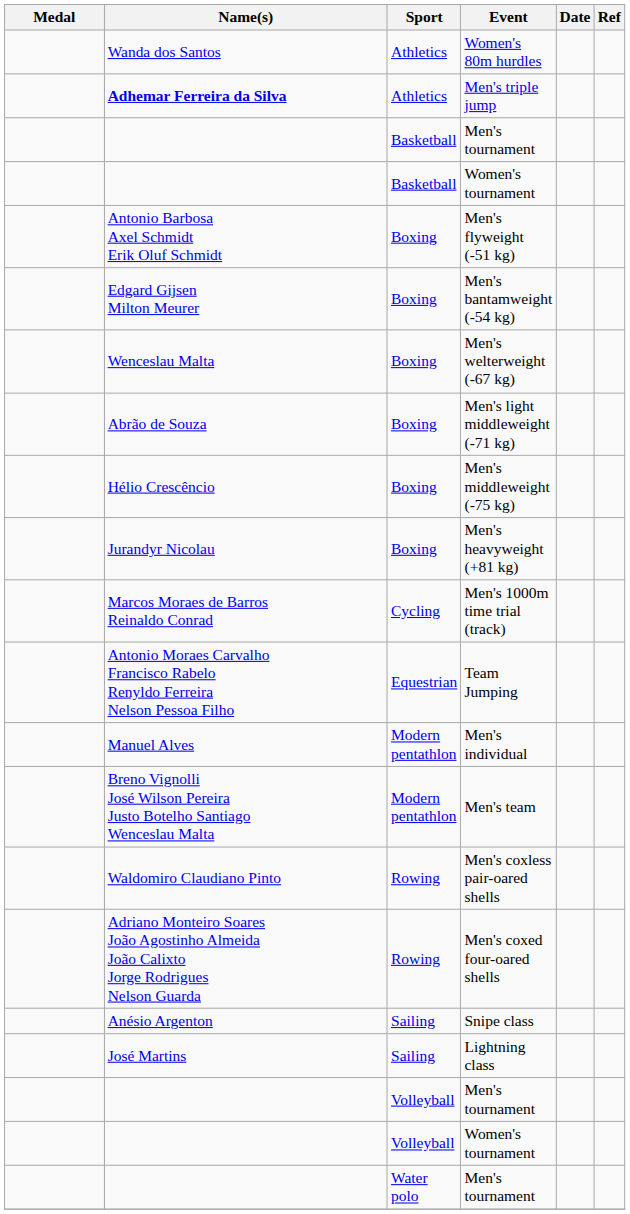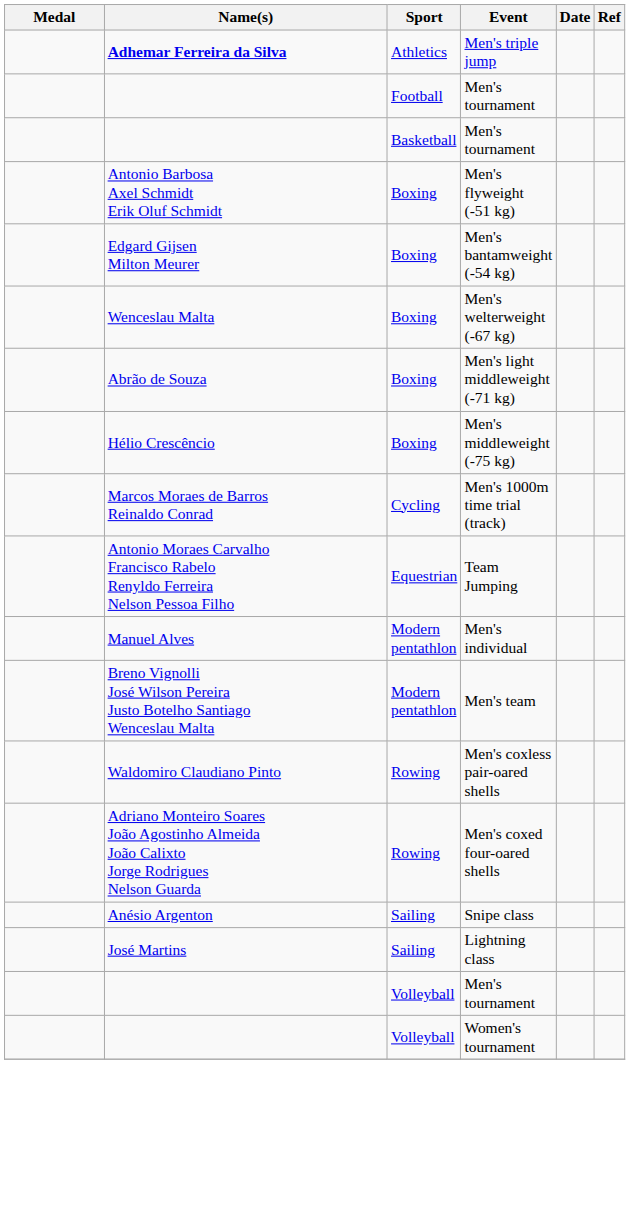- row: (419, 52)
+ row: (417, 96)
- row: (424, 183)
- row: (414, 548)
- row: (409, 1187)
